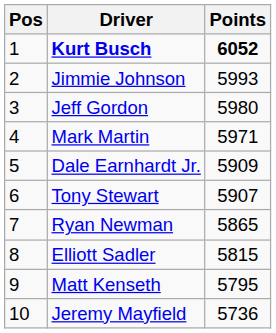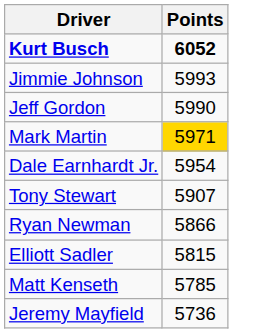- column: (26, 19)
(238, 108) 5980 -> (195, 108) 5990
(238, 137) no background -> (195, 137) gold background
(238, 166) 5909 -> (195, 166) 5954
(238, 225) 5865 -> (195, 225) 5866
(238, 284) 5795 -> (195, 284) 5785
